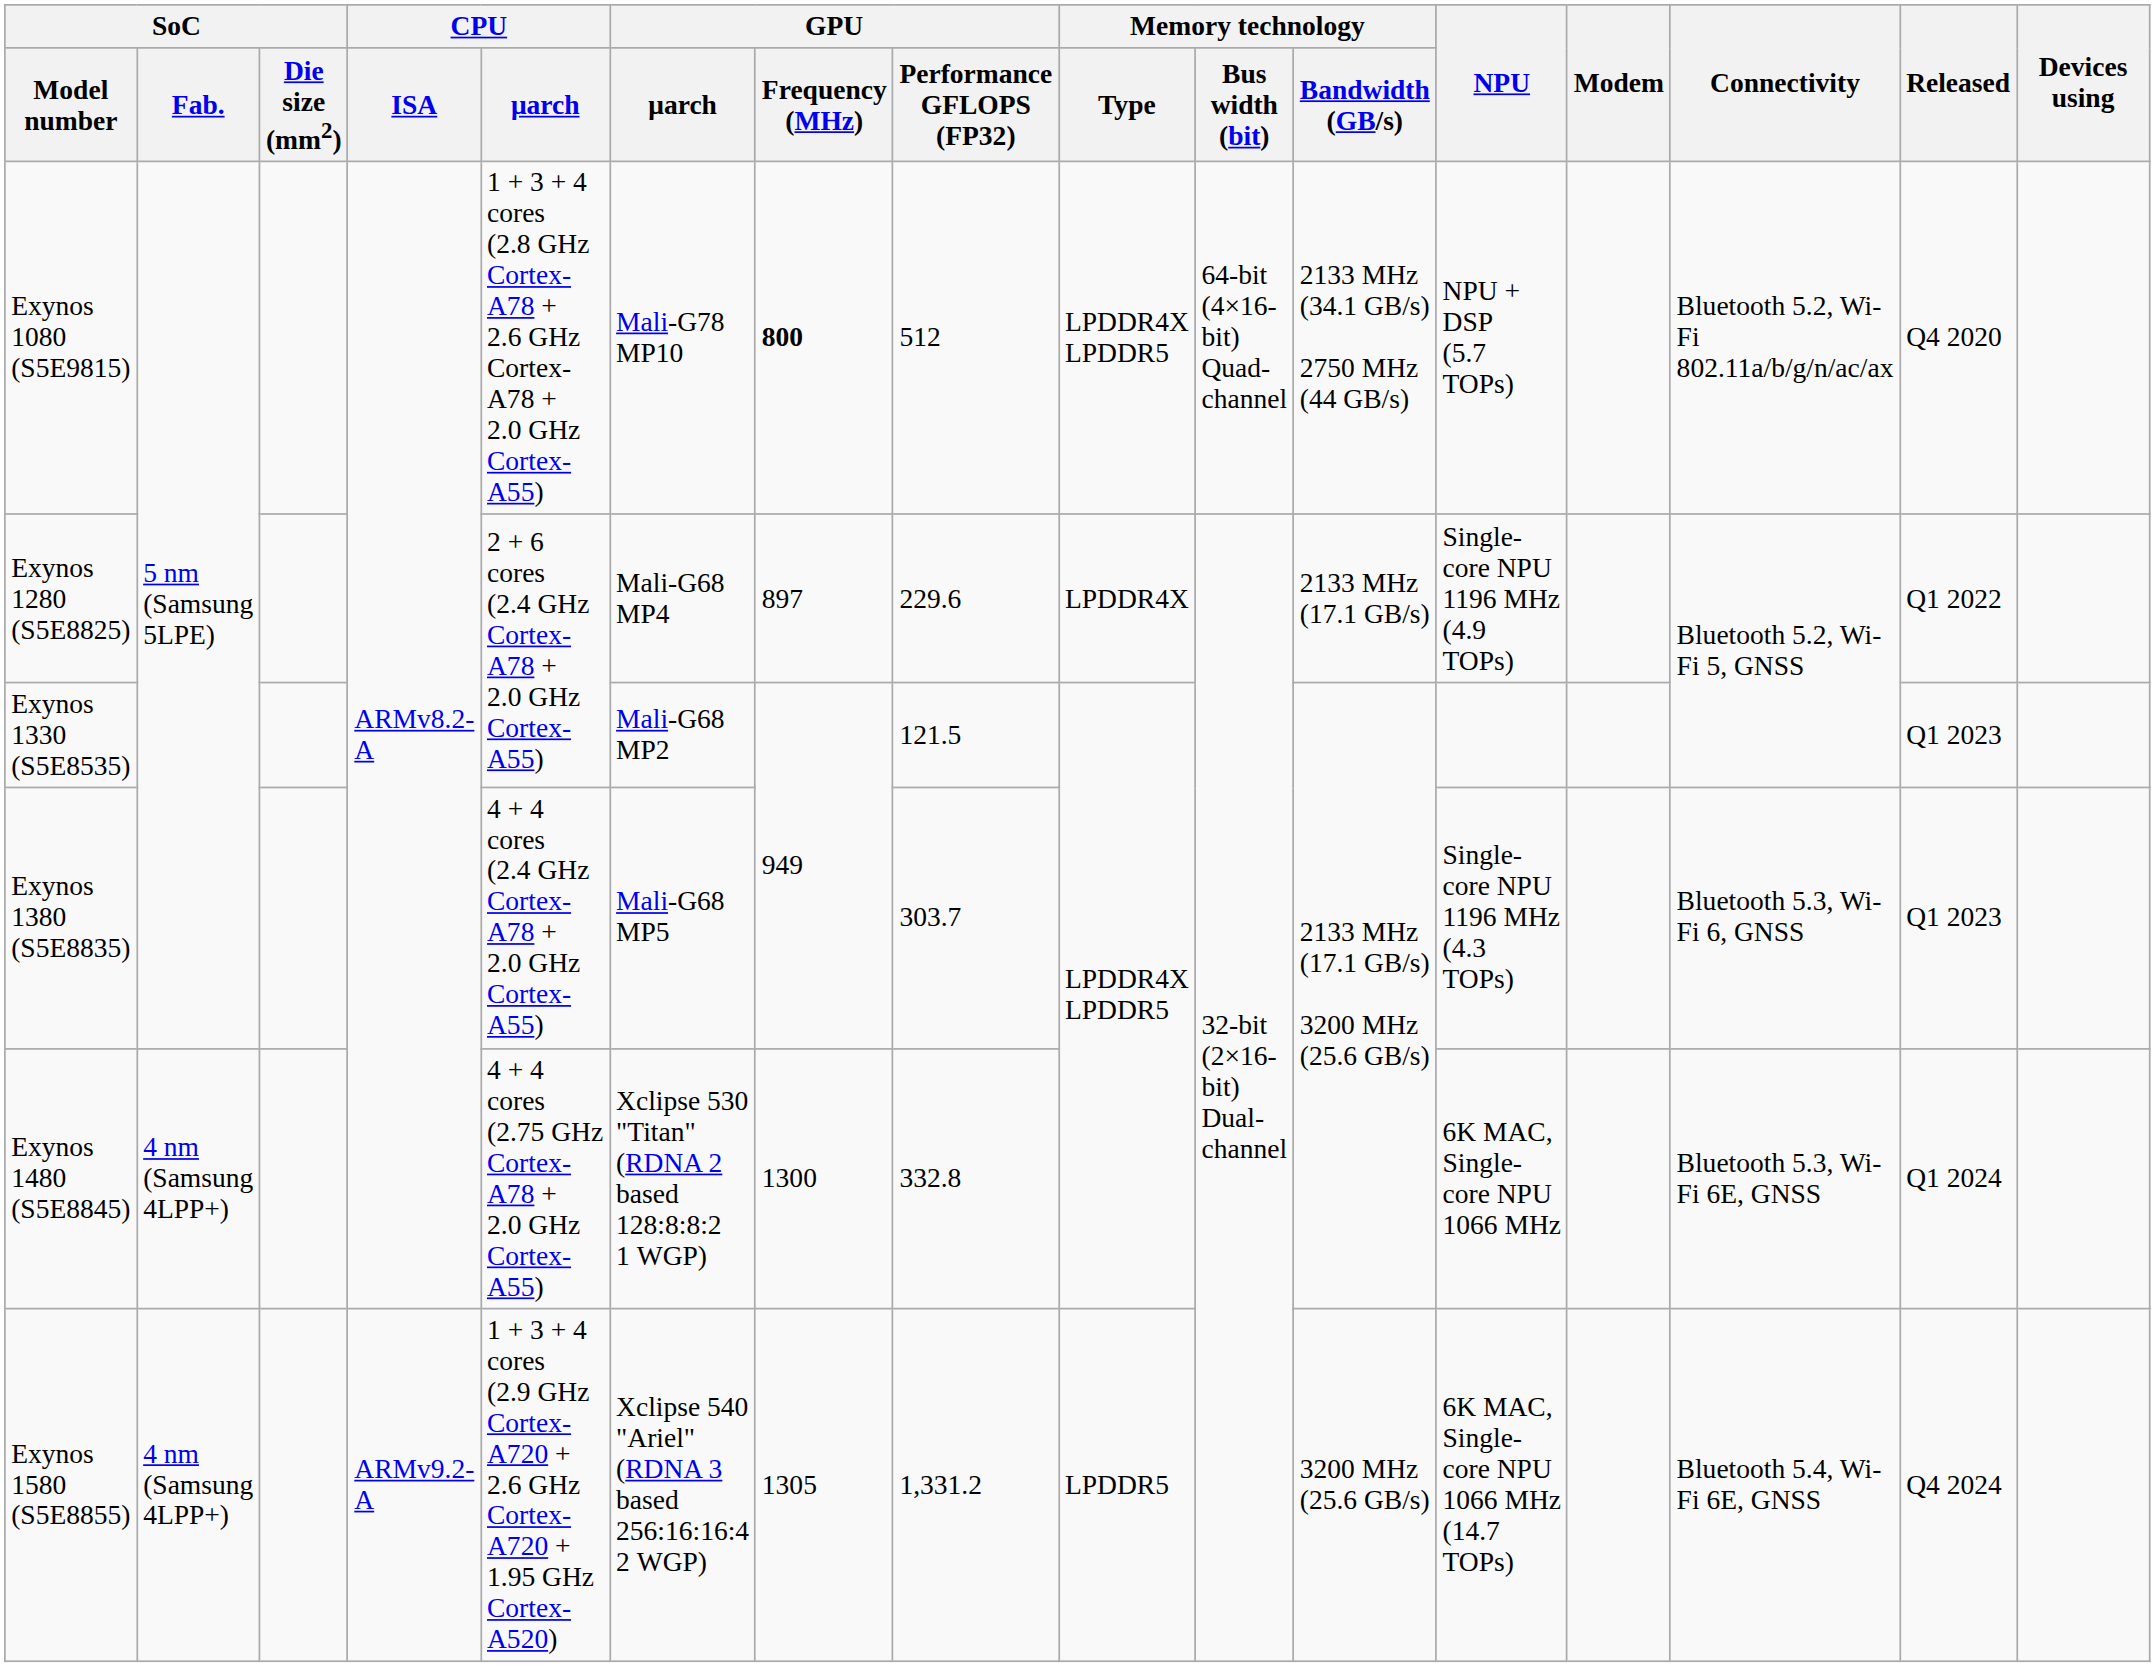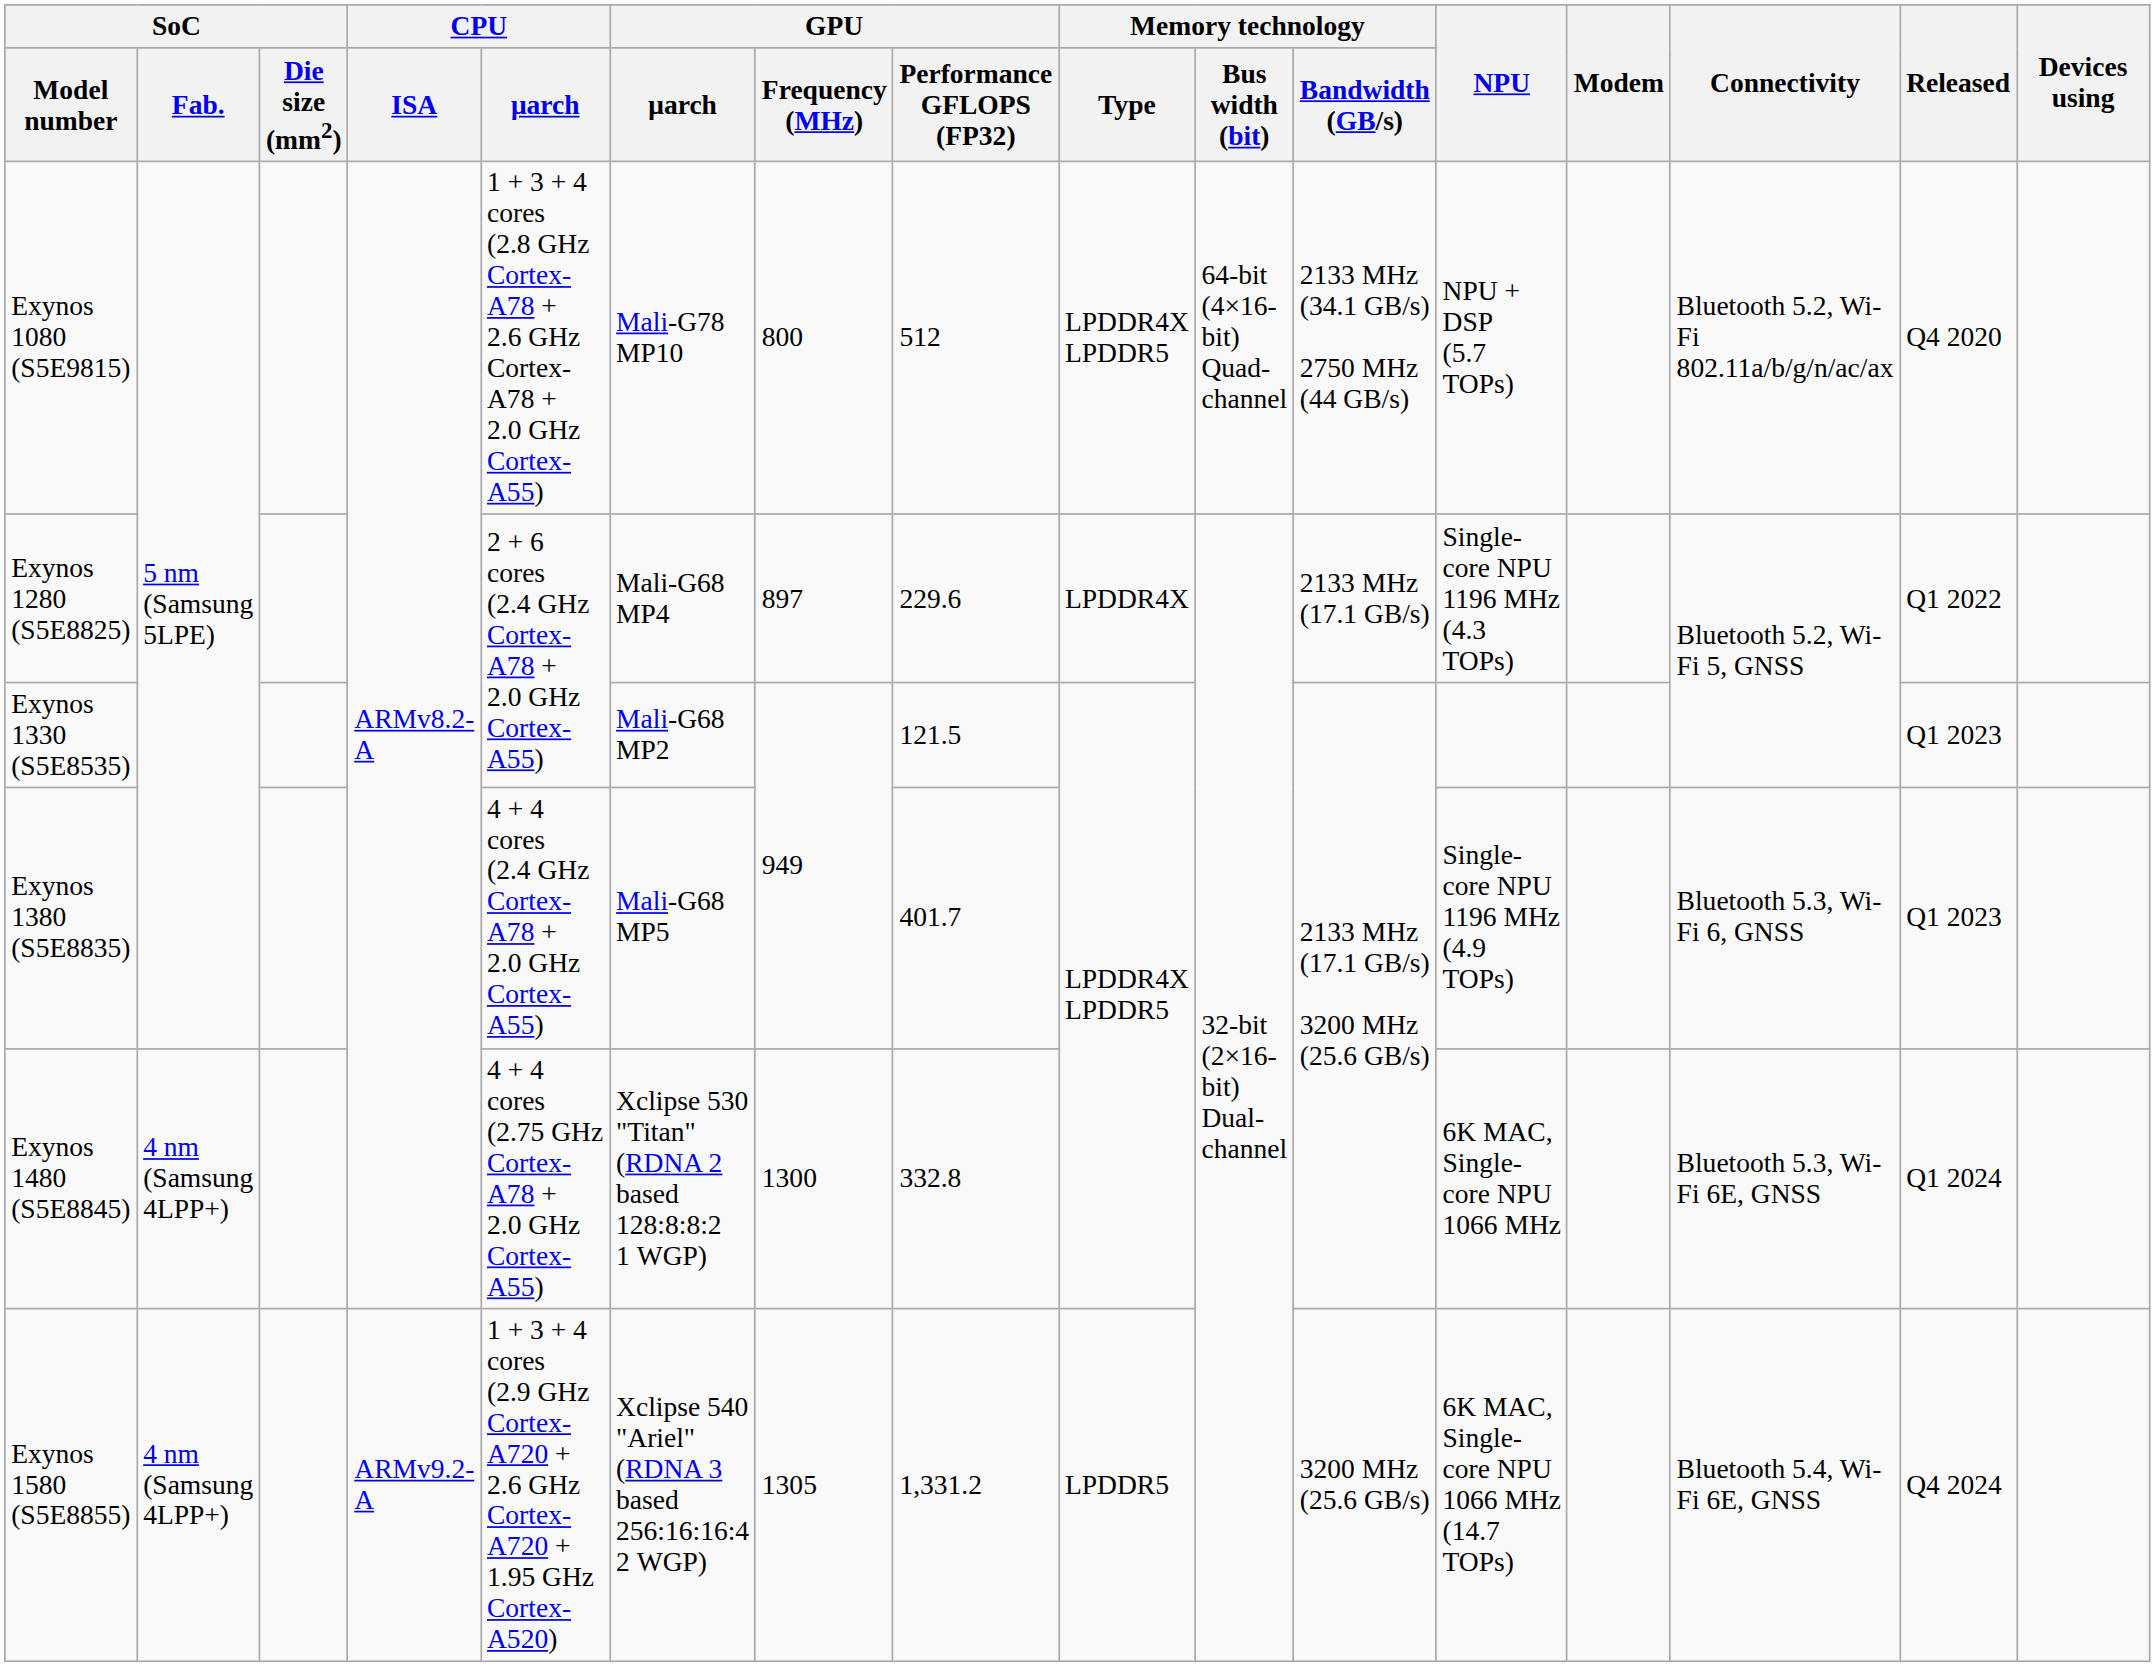(782, 337) bold -> (782, 337) normal
(1501, 598) Single-core NPU 1196 MHz (4.9 TOPs) -> (1501, 598) Single-core NPU 1196 MHz (4.3 TOPs)
(930, 917) 303.7 -> (930, 917) 401.7
(1501, 917) Single-core NPU 1196 MHz (4.3 TOPs) -> (1501, 917) Single-core NPU 1196 MHz (4.9 TOPs)
